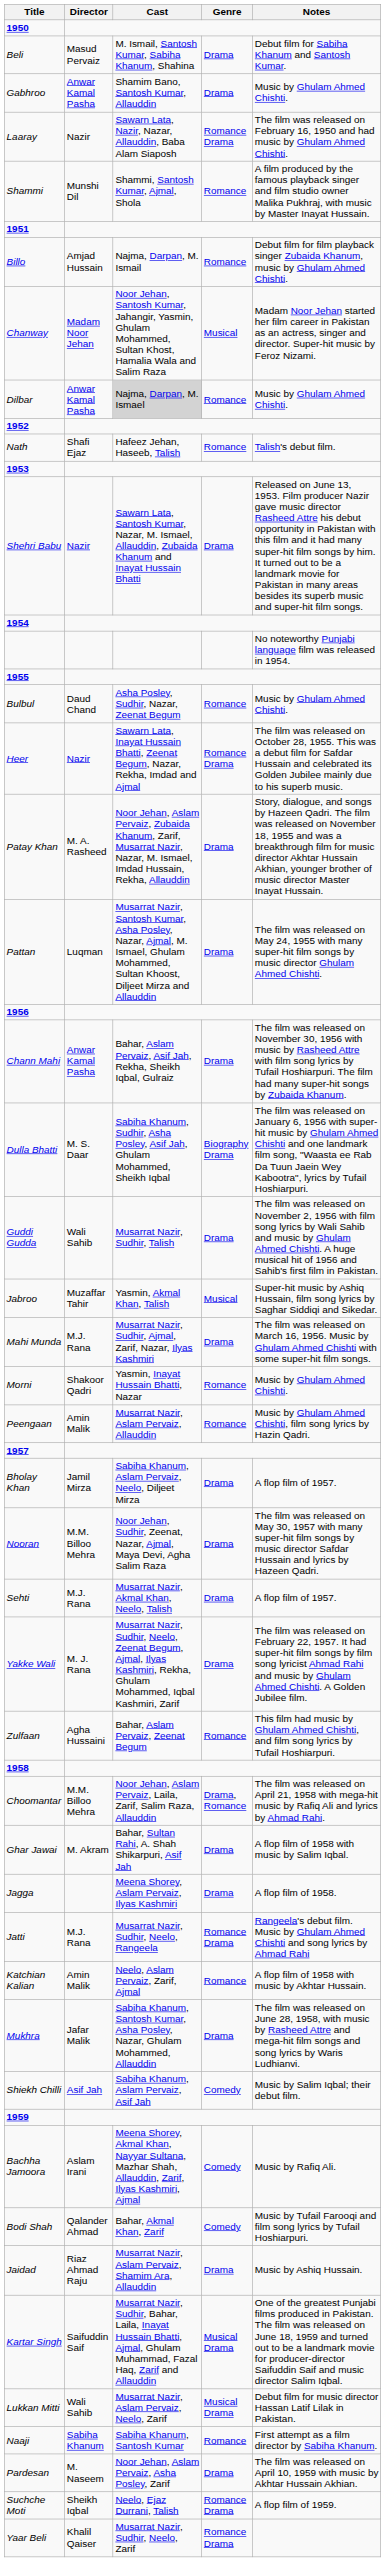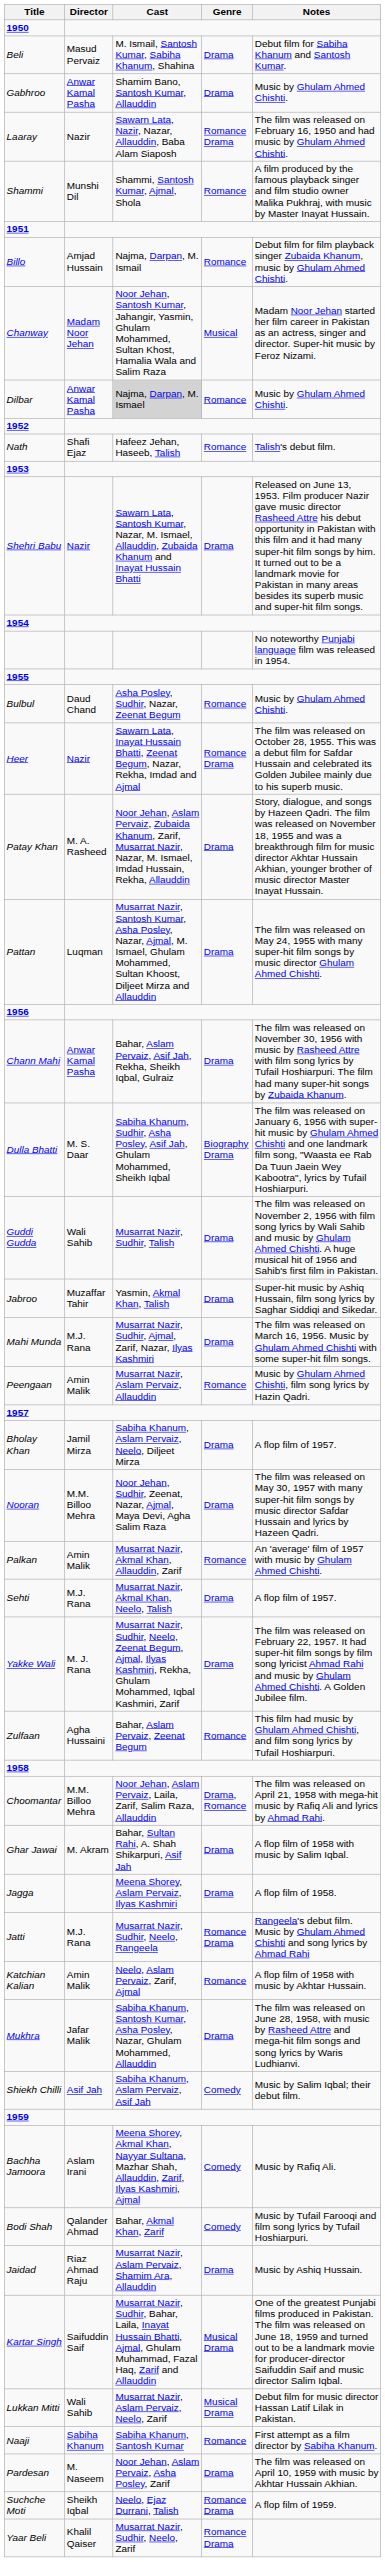(221, 1298) Musical -> (219, 1298) Drama
- row: (19, 1385)
+ row: (22, 1560)
